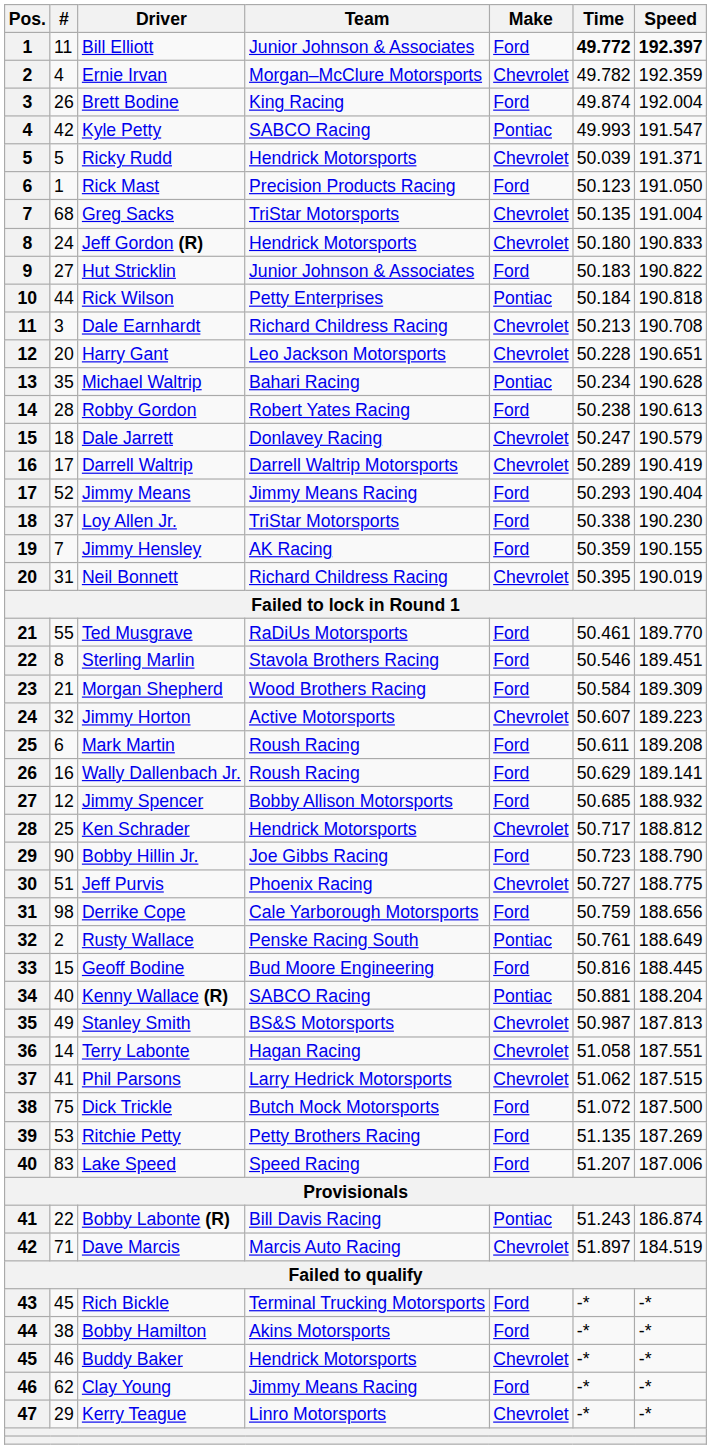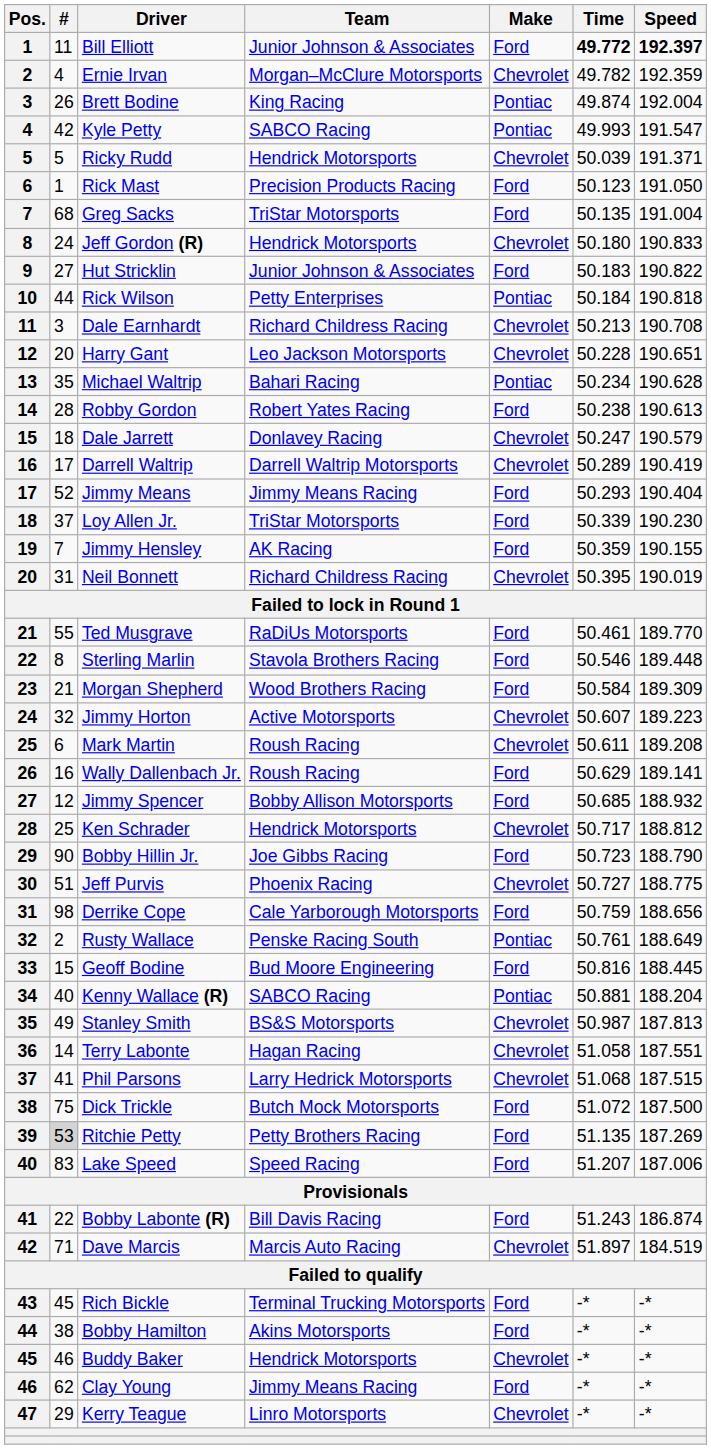(511, 102) Ford -> (523, 102) Pontiac
(531, 214) Chevrolet -> (511, 214) Ford
(604, 521) 50.338 -> (604, 521) 50.339
(671, 661) 189.451 -> (671, 661) 189.448
(511, 744) Ford -> (531, 744) Chevrolet
(604, 1079) 51.062 -> (604, 1079) 51.068
(64, 1135) no background -> (64, 1135) lightgrey background
(523, 1219) Pontiac -> (511, 1219) Ford
